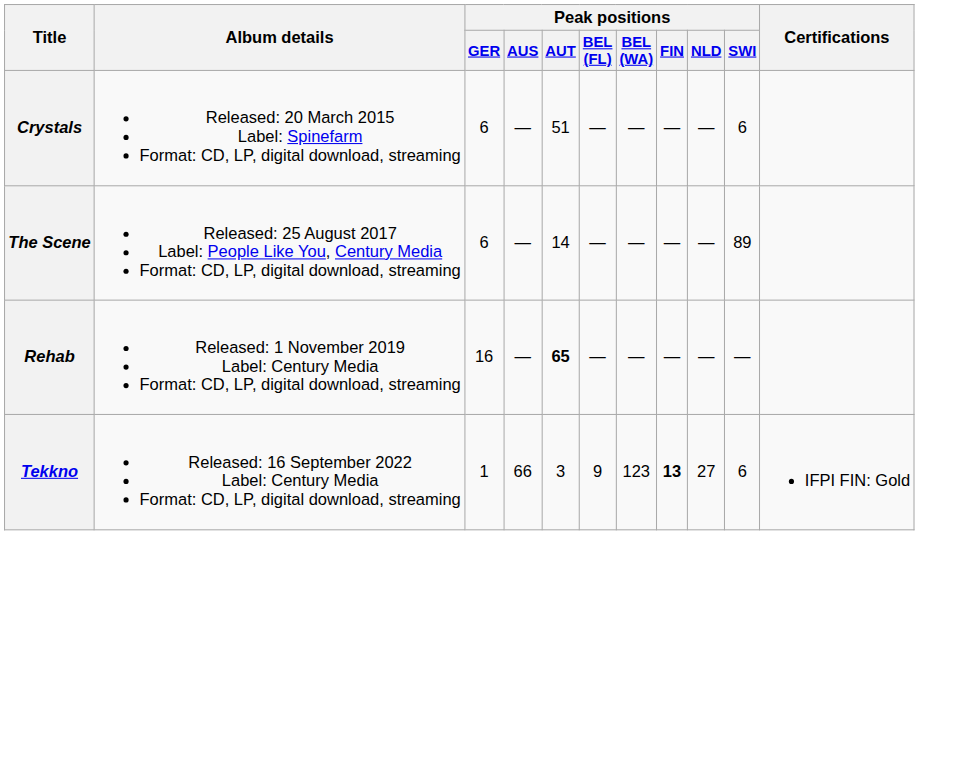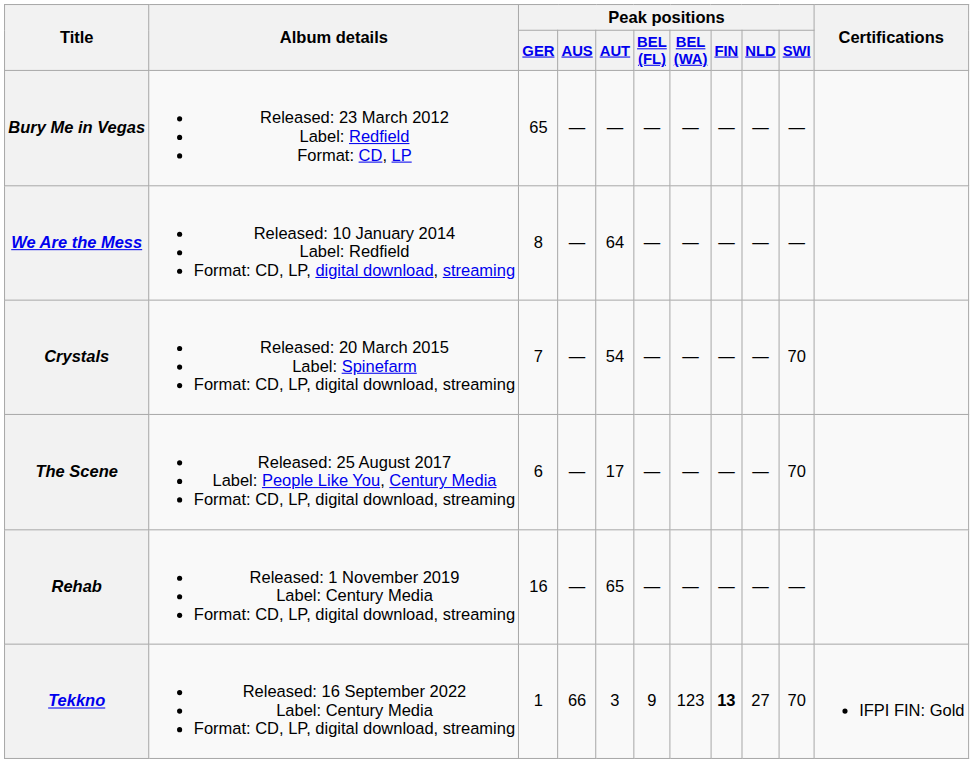+ row: (77, 127)
+ row: (77, 242)
(484, 127) 6 -> (538, 357) 7
(561, 127) 51 -> (615, 357) 54
(742, 127) 6 -> (797, 357) 70
(561, 242) 14 -> (615, 472) 17
(742, 242) 89 -> (797, 472) 70
(561, 357) bold -> (615, 586) normal
(742, 472) 6 -> (797, 701) 70
